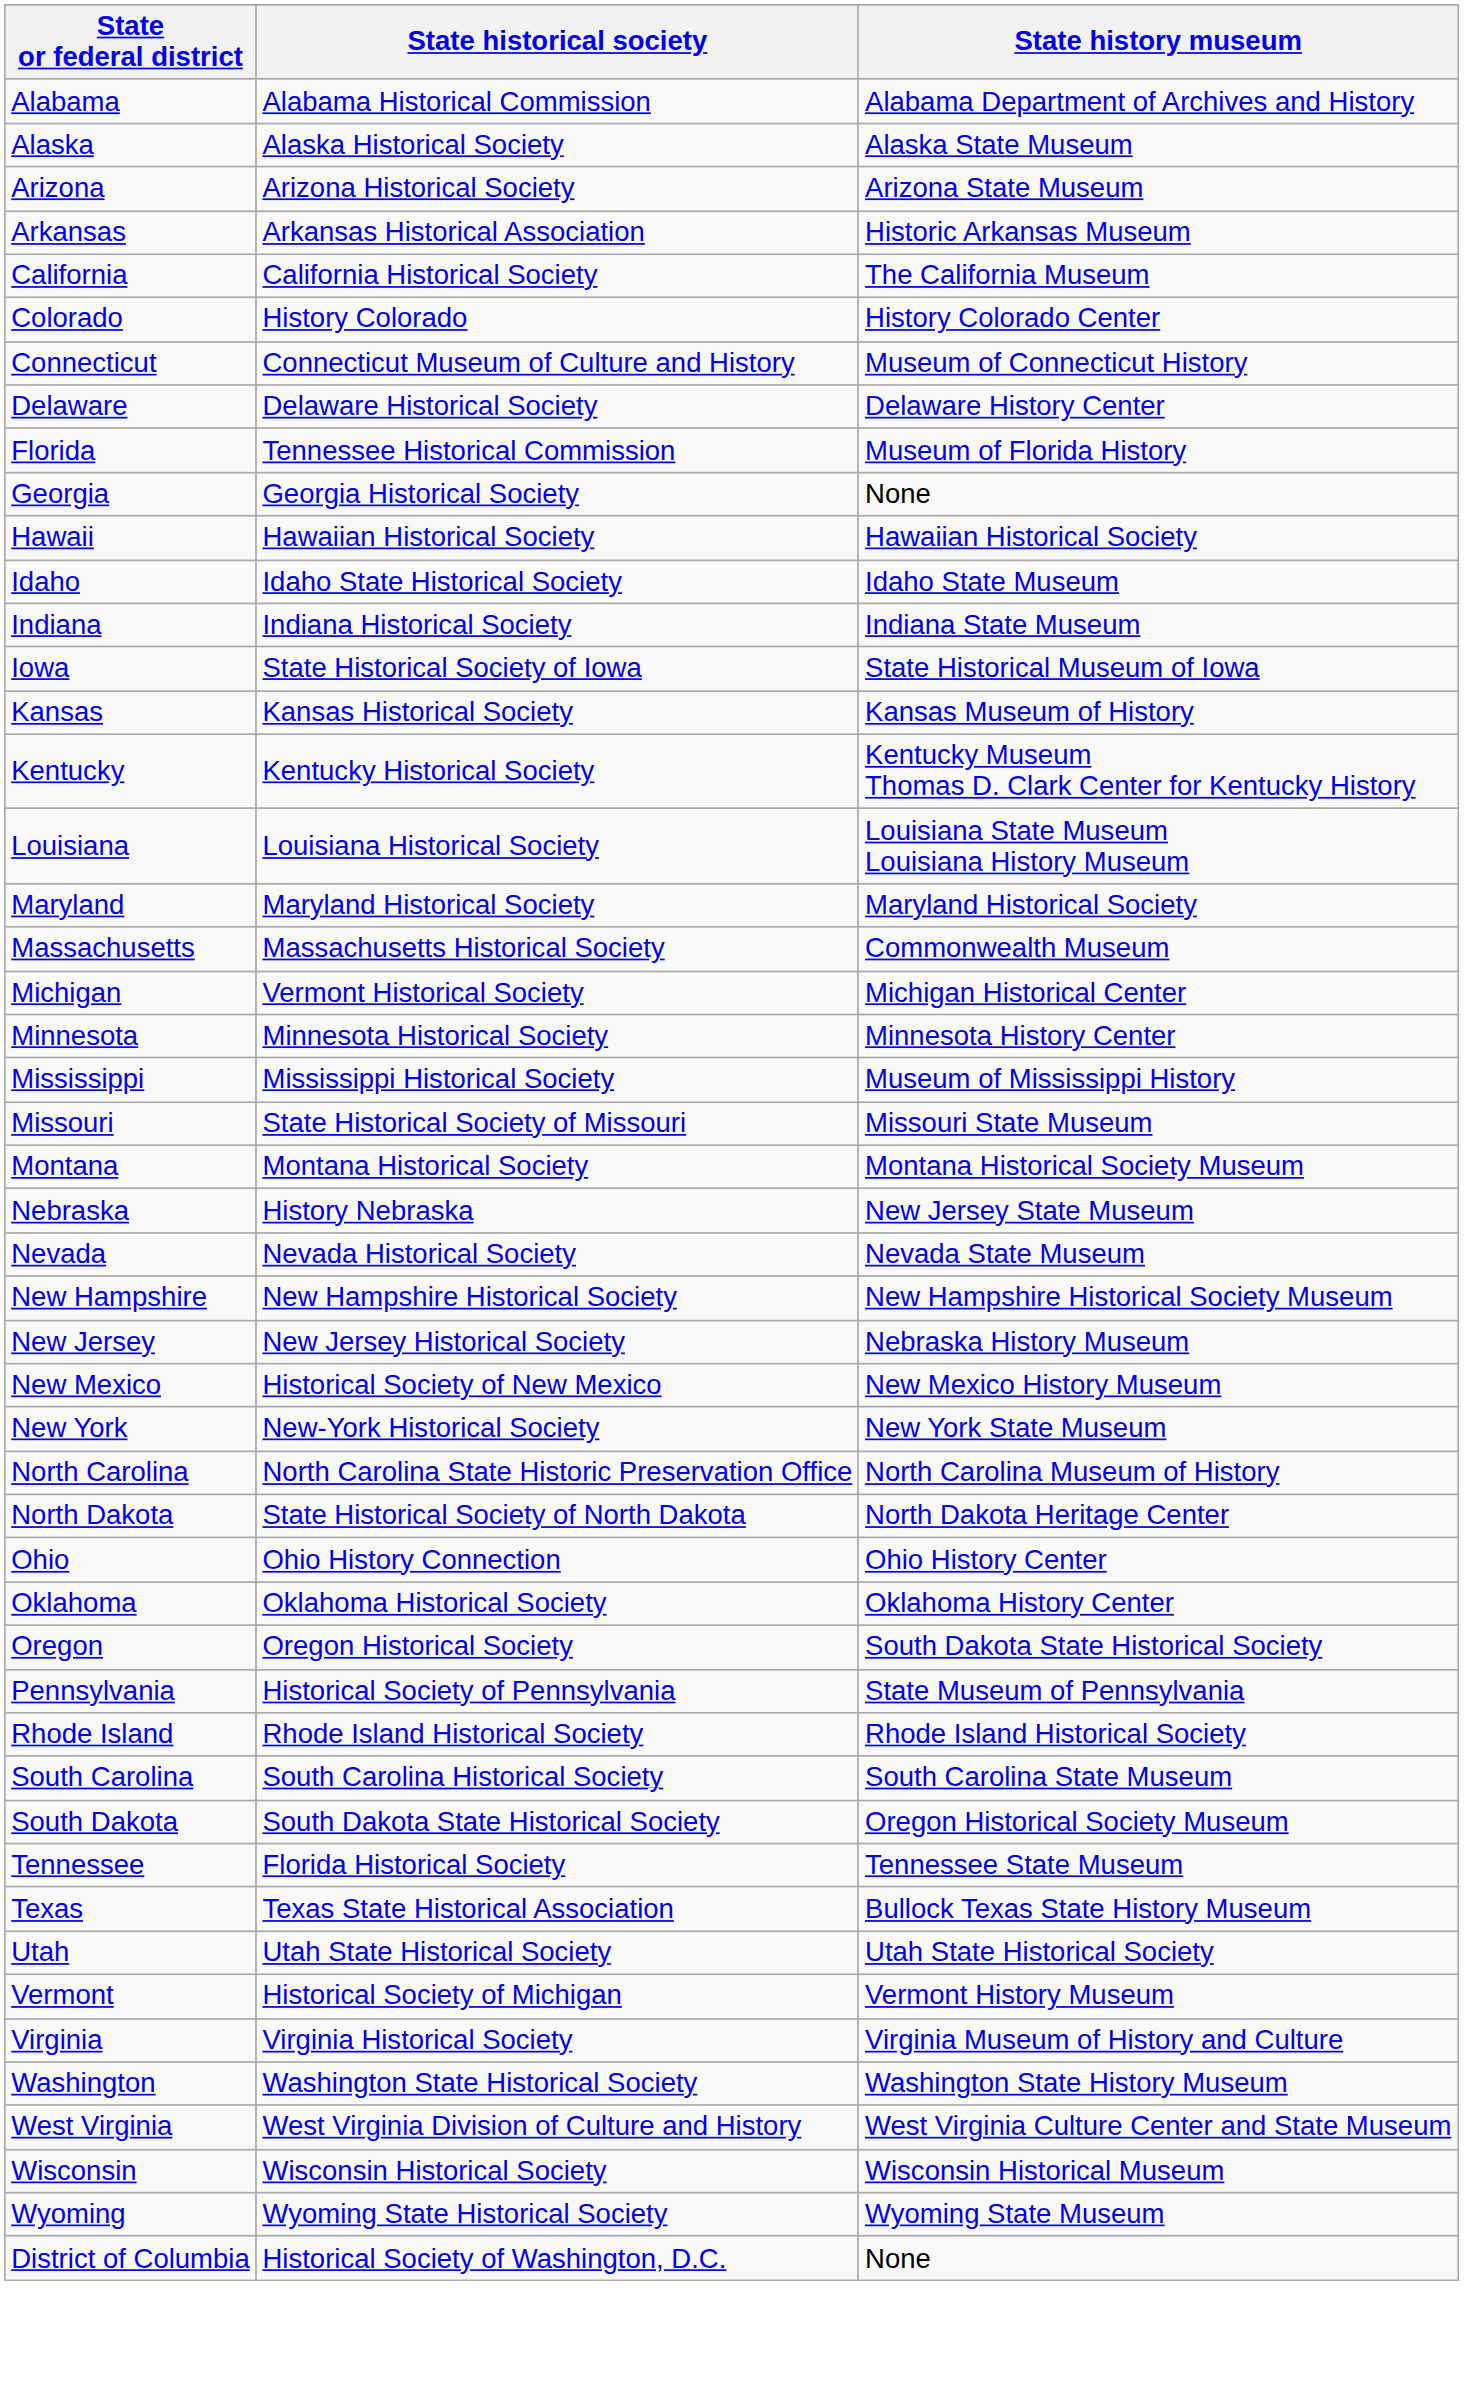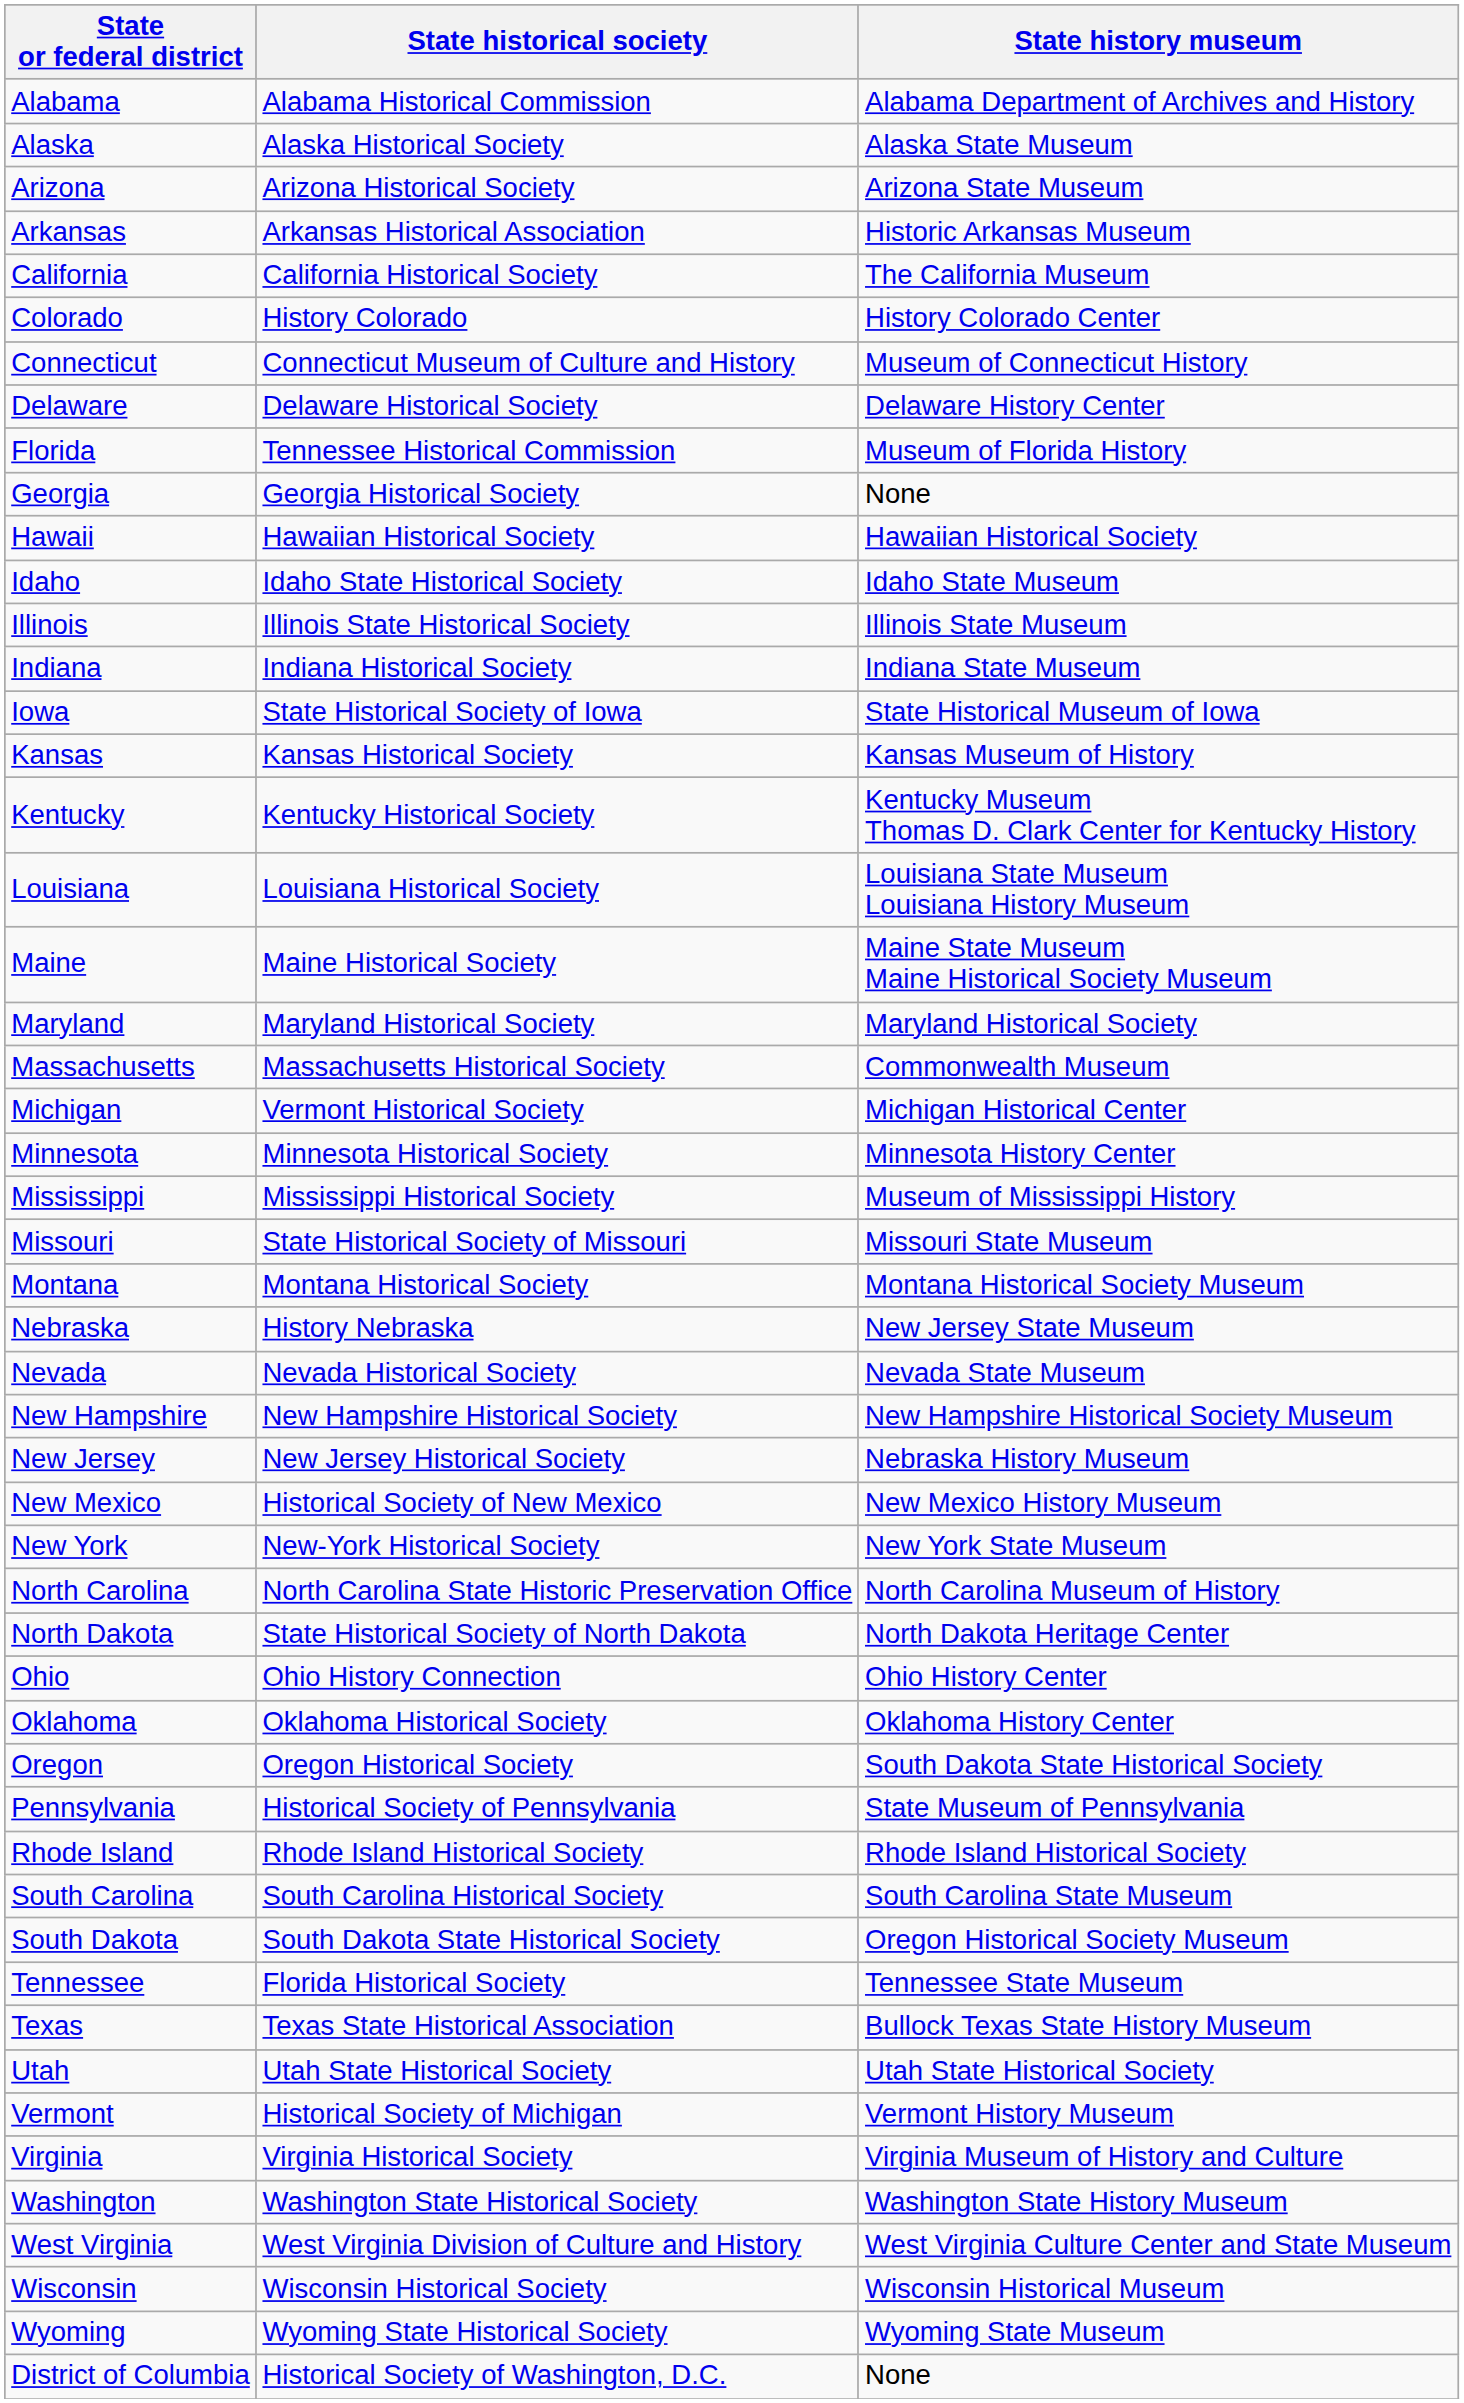+ row: (49, 624)
+ row: (49, 963)
